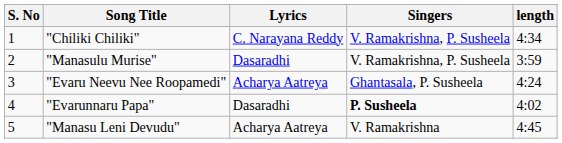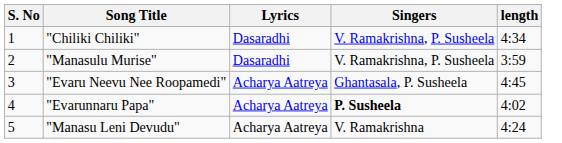(288, 37) C. Narayana Reddy -> (261, 37) Dasaradhi
(529, 82) 4:24 -> (513, 82) 4:45
(261, 104) Dasaradhi -> (280, 104) Acharya Aatreya
(529, 127) 4:45 -> (513, 127) 4:24
